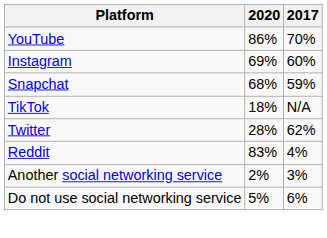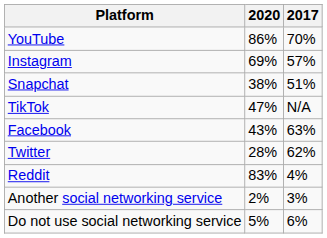(301, 61) 60% -> (301, 61) 57%
(263, 84) 68% -> (263, 84) 38%
(301, 84) 59% -> (301, 84) 51%
(263, 107) 18% -> (263, 107) 47%
+ row: (39, 130)
